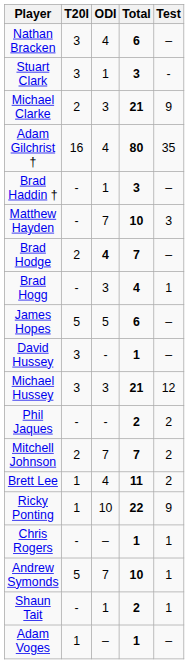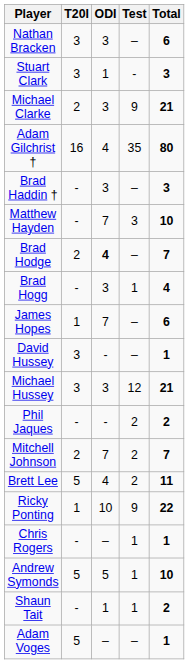columns swapped: (169, 14) <-> (136, 14)
(106, 40) 4 -> (106, 40) 3
(106, 188) 1 -> (106, 188) 3
(77, 321) 5 -> (77, 321) 1
(106, 321) 5 -> (106, 321) 7
(77, 481) 1 -> (77, 481) 5
(106, 575) 7 -> (106, 575) 5
(77, 641) 1 -> (77, 641) 5
